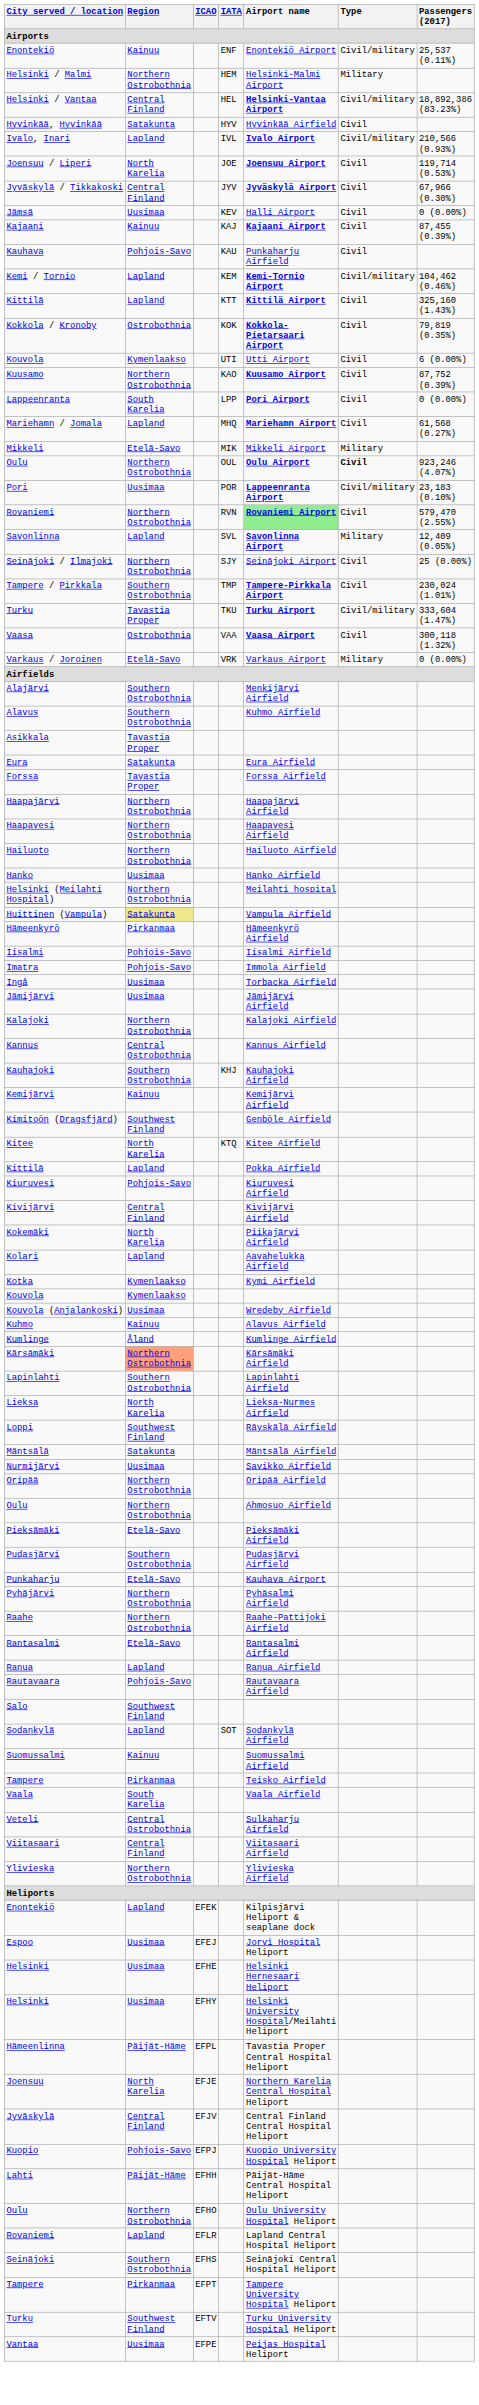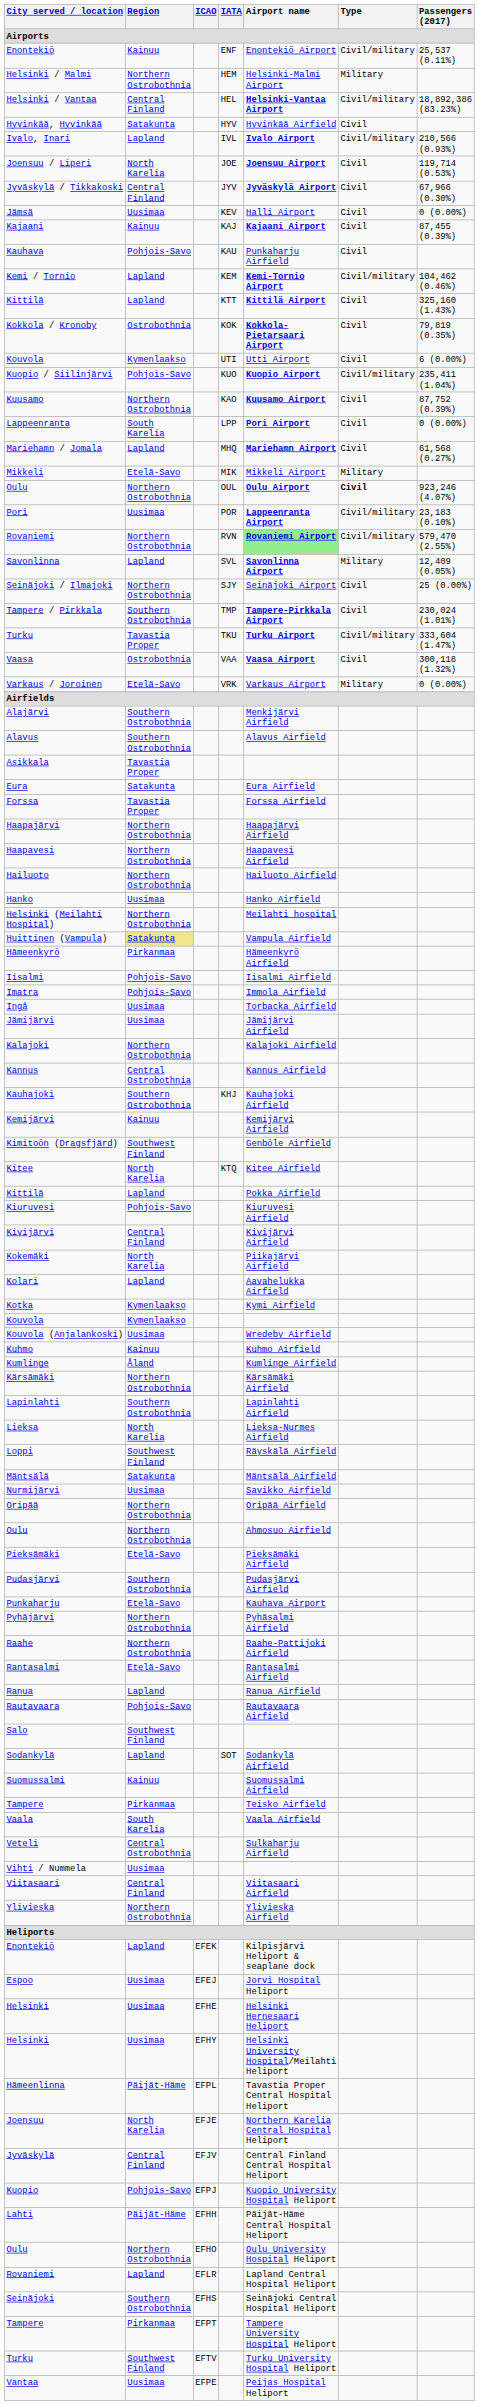+ row: (59, 375)
(354, 512) Civil -> (378, 537) Civil/military
(283, 713) Kuhmo Airfield -> (286, 738) Alavus Airfield
(286, 1325) Alavus Airfield -> (283, 1349) Kuhmo Airfield
(159, 1359) lightsalmon background -> (159, 1383) no background
+ row: (46, 1869)
